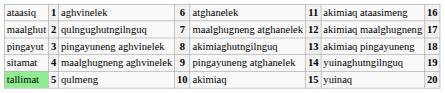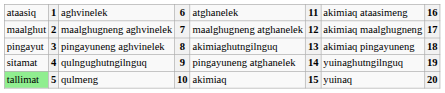(104, 29) qulngughutngilnguq -> (117, 29) maalghugneng aghvinelek
(117, 63) maalghugneng aghvinelek -> (104, 63) qulngughutngilnguq
